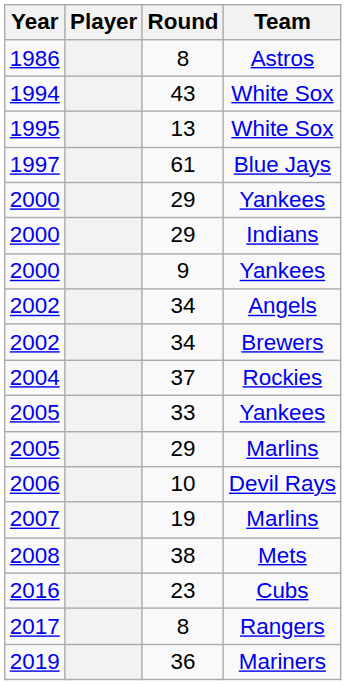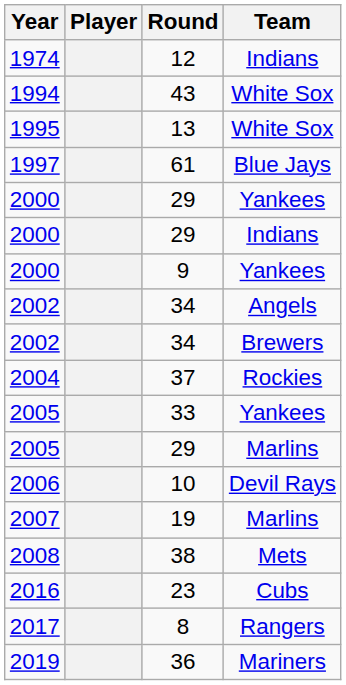+ row: (35, 57)
- row: (35, 57)
